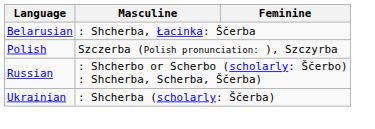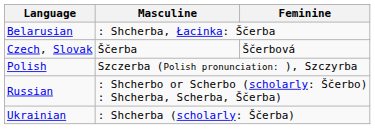+ row: (50, 49)
